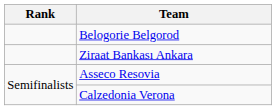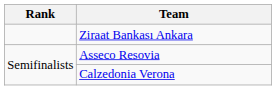- row: (129, 34)
